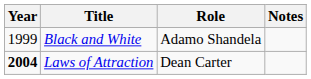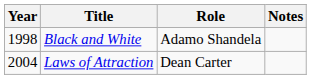(23, 39) 1999 -> (23, 39) 1998
(23, 62) bold -> (23, 62) normal
